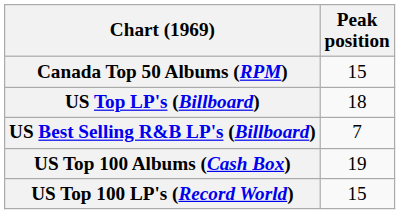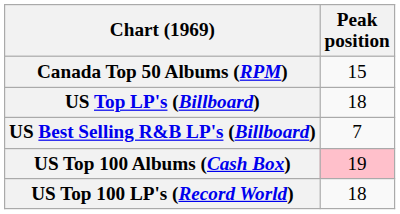(357, 163) no background -> (357, 163) pink background
(357, 193) 15 -> (357, 193) 18
